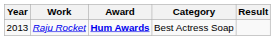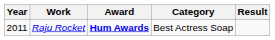(17, 27) 2013 -> (17, 27) 2011
